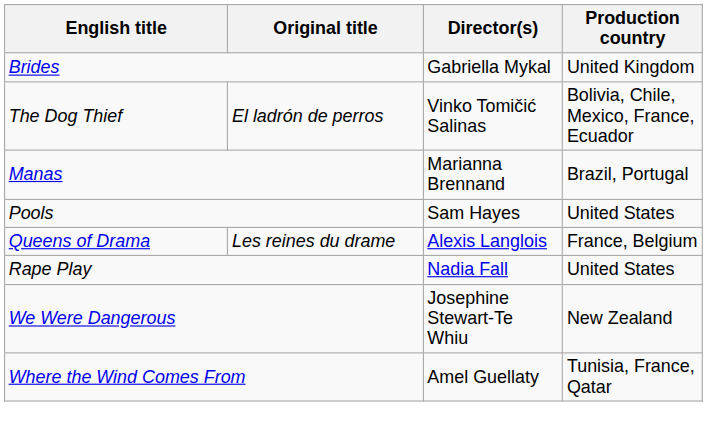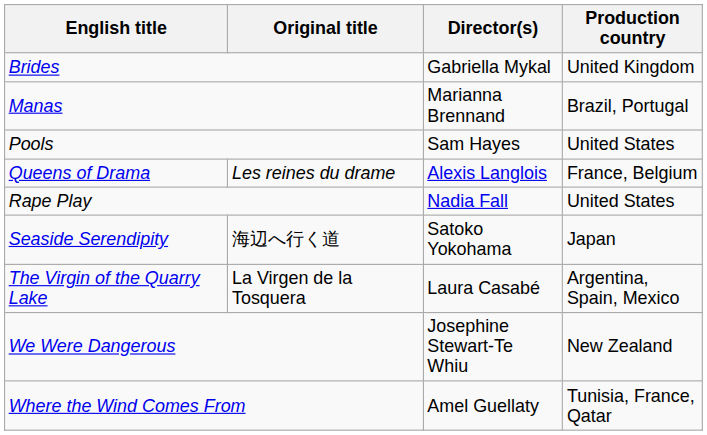- row: (65, 115)
+ row: (88, 239)
+ row: (104, 288)
